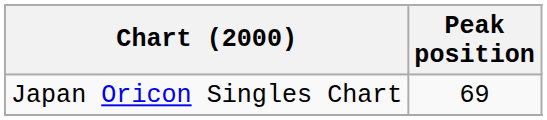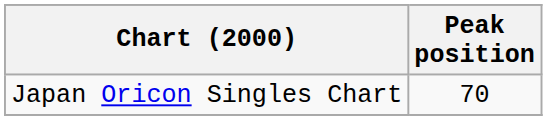(475, 95) 69 -> (475, 95) 70
